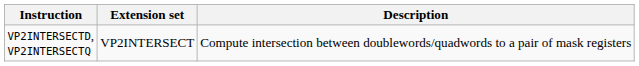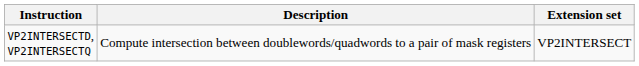columns swapped: (147, 14) <-> (416, 14)
